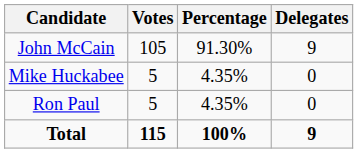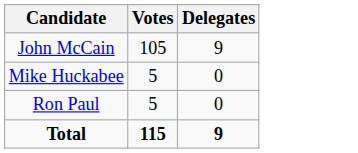- column: (224, 18)
